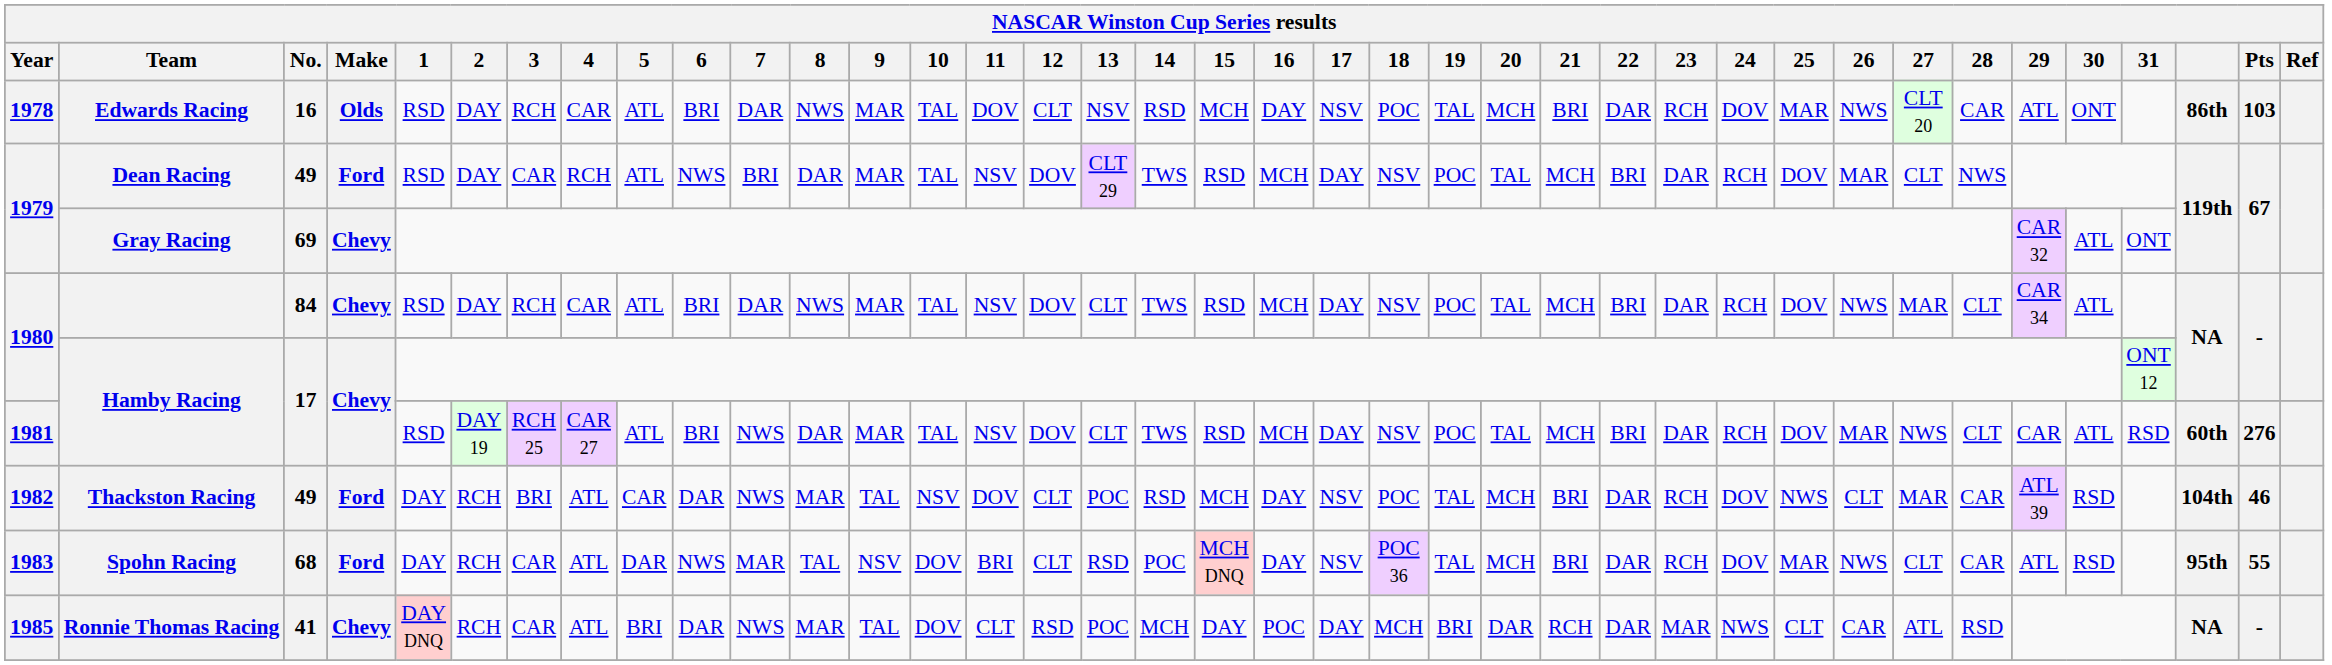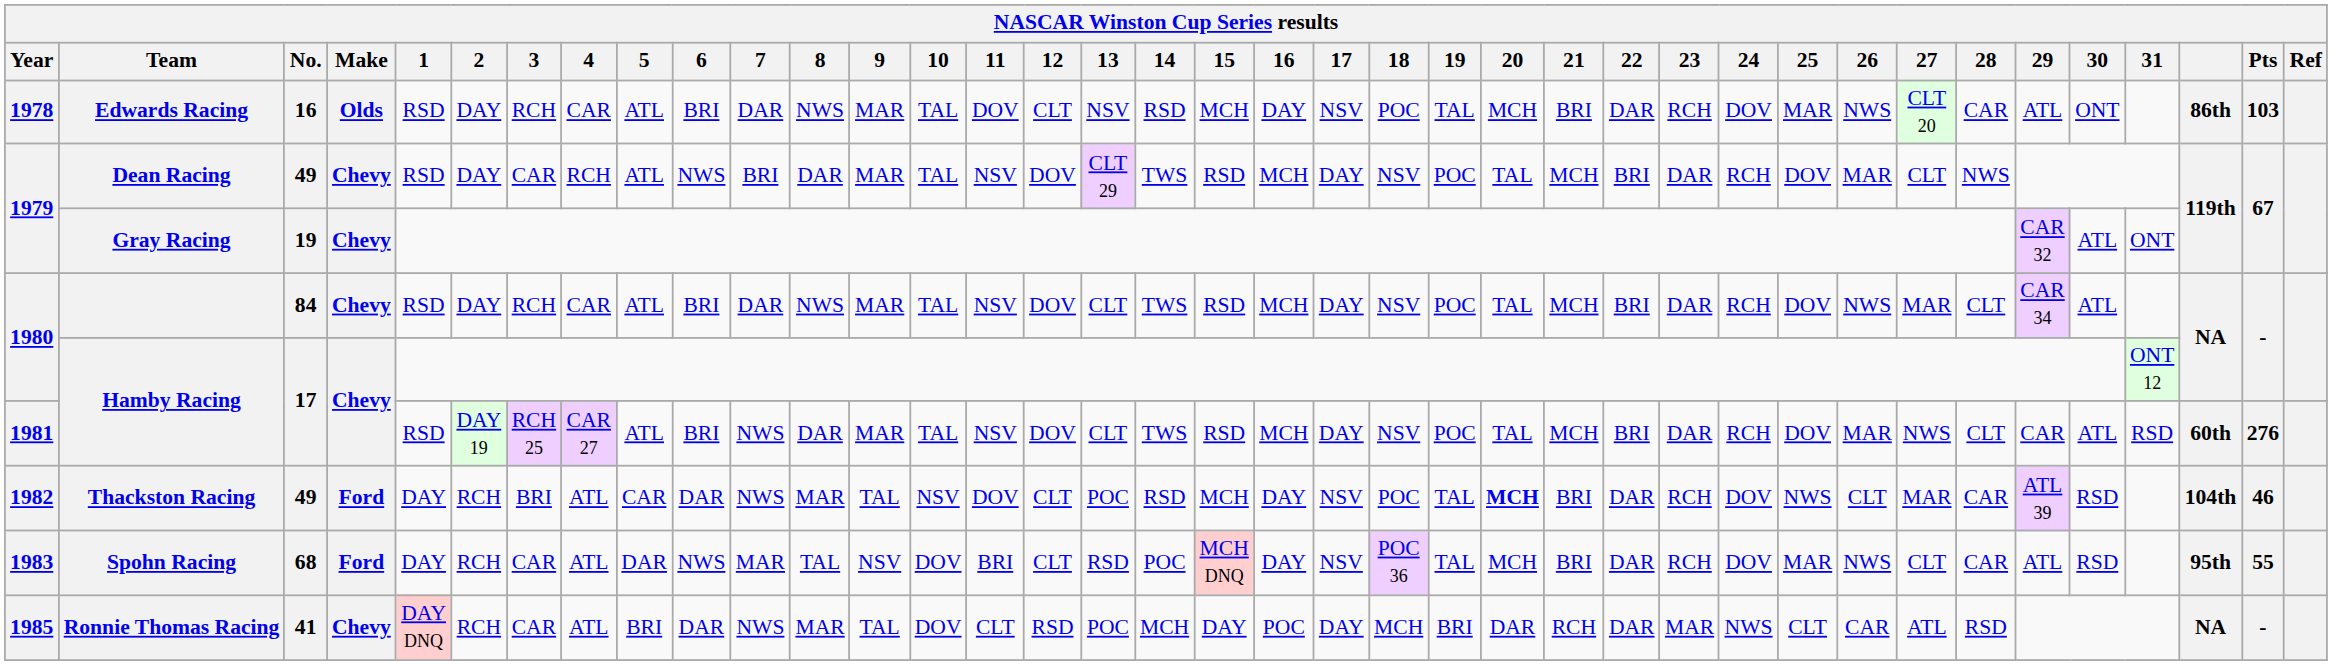(361, 175) Ford -> (361, 175) Chevy
(306, 240) 69 -> (306, 240) 19
(1511, 497) normal -> (1512, 497) bold
